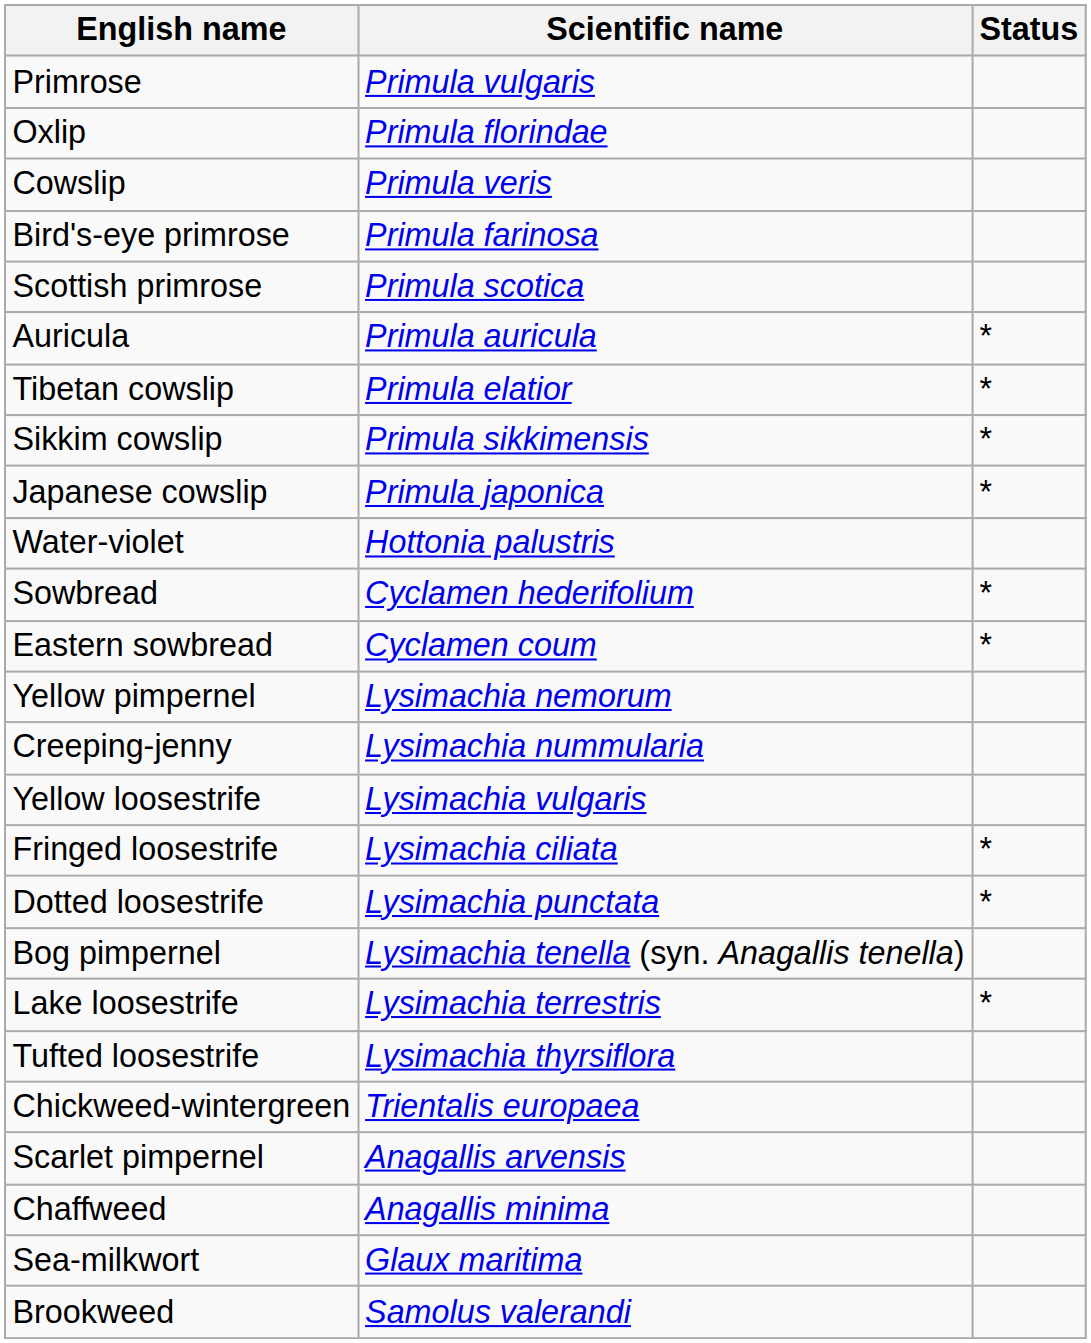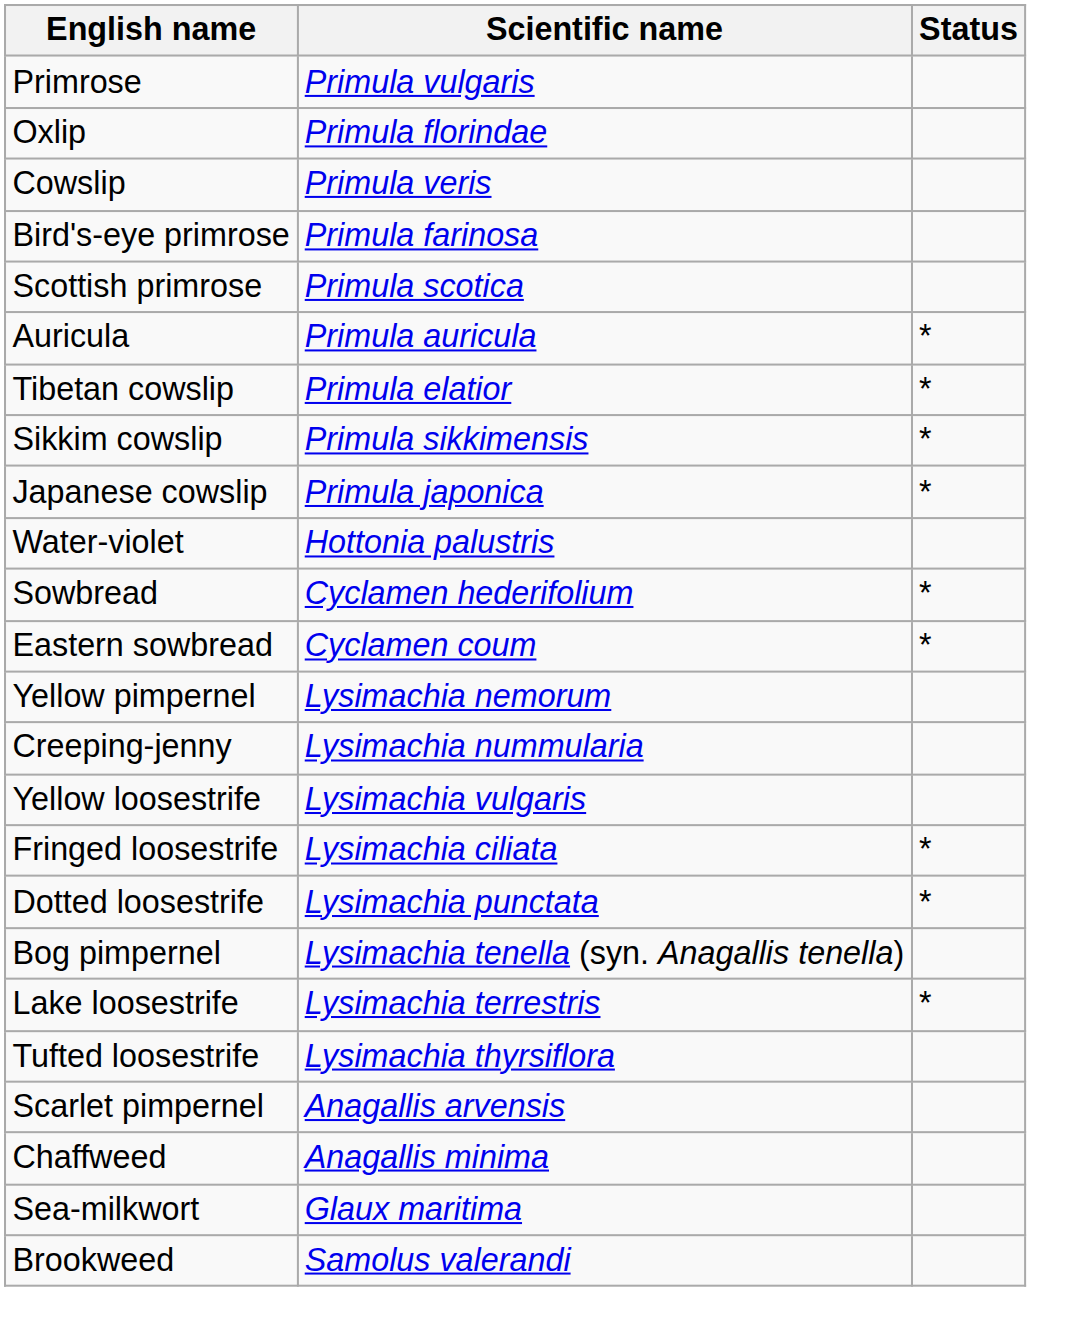- row: (181, 1106)
